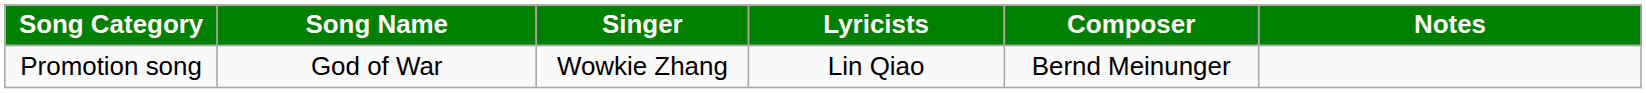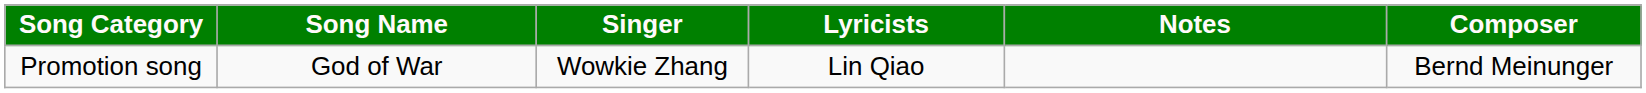columns swapped: (1131, 25) <-> (1450, 25)
